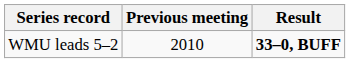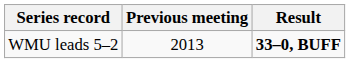(187, 44) 2010 -> (187, 44) 2013
